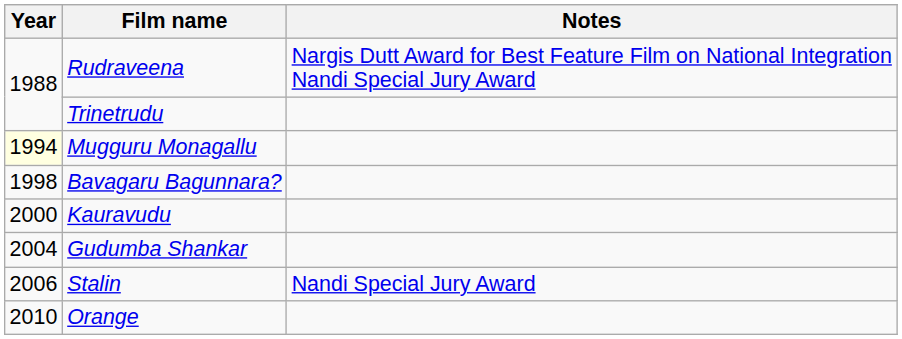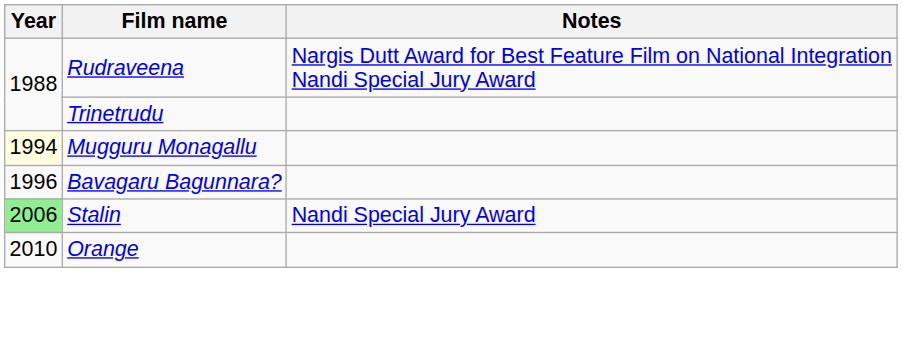(33, 181) 1998 -> (33, 181) 1996
- row: (119, 215)
- row: (157, 249)
(33, 283) no background -> (33, 215) lightgreen background
